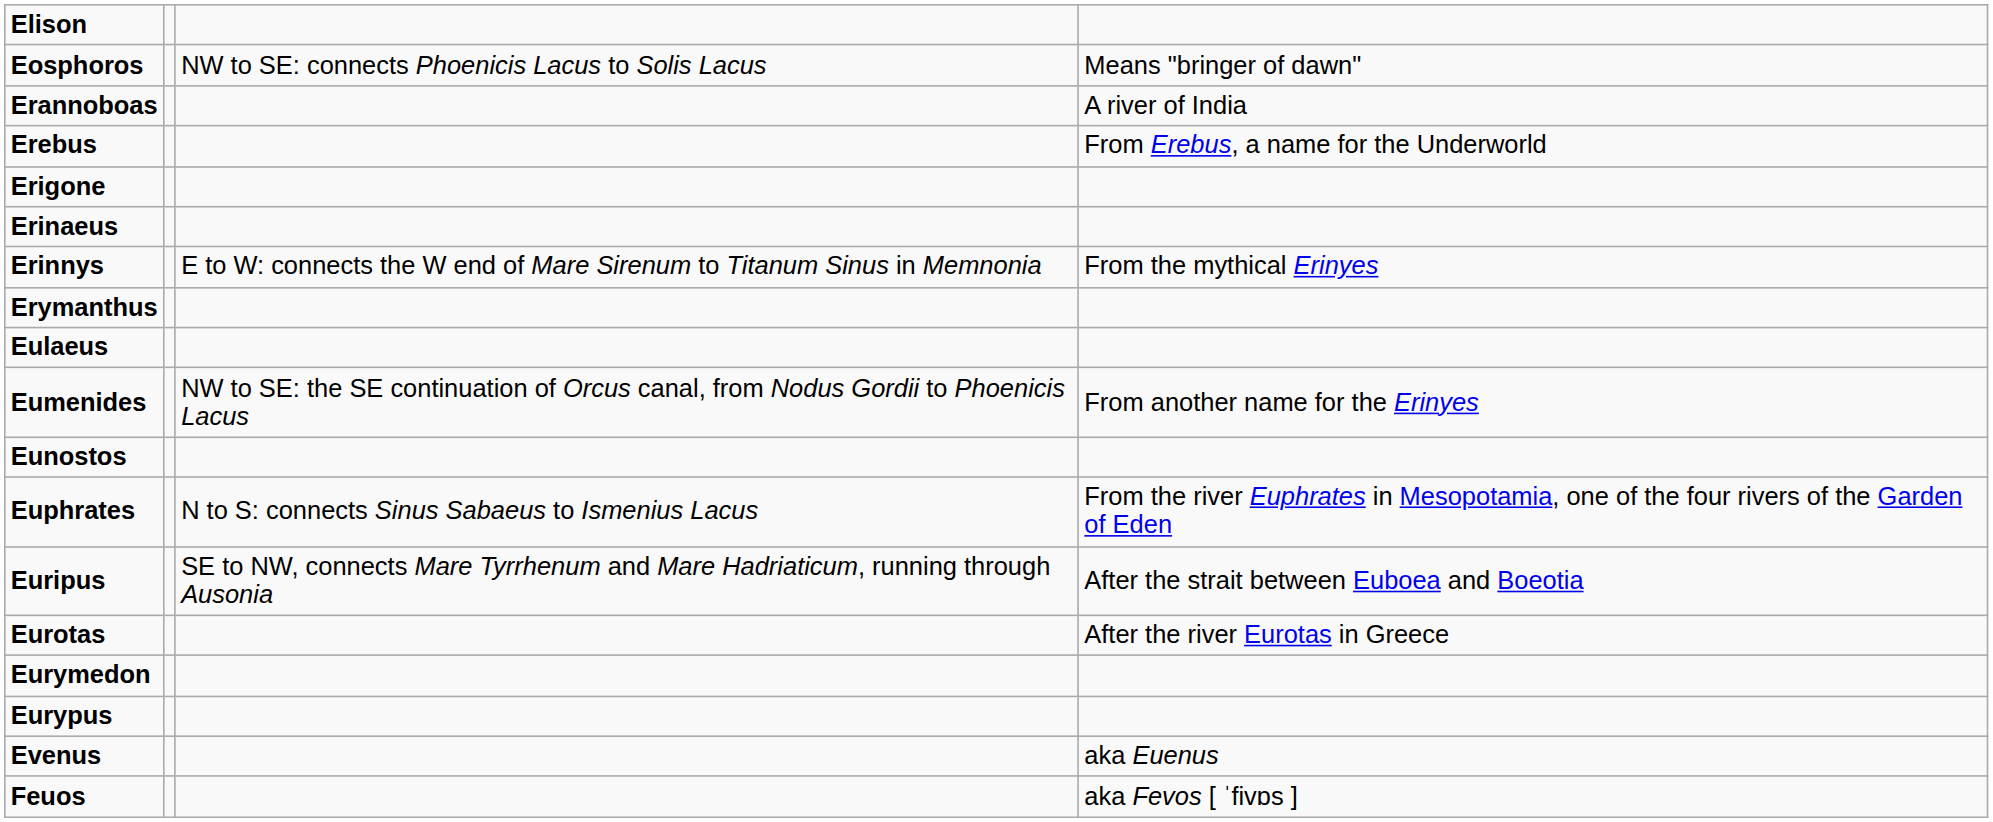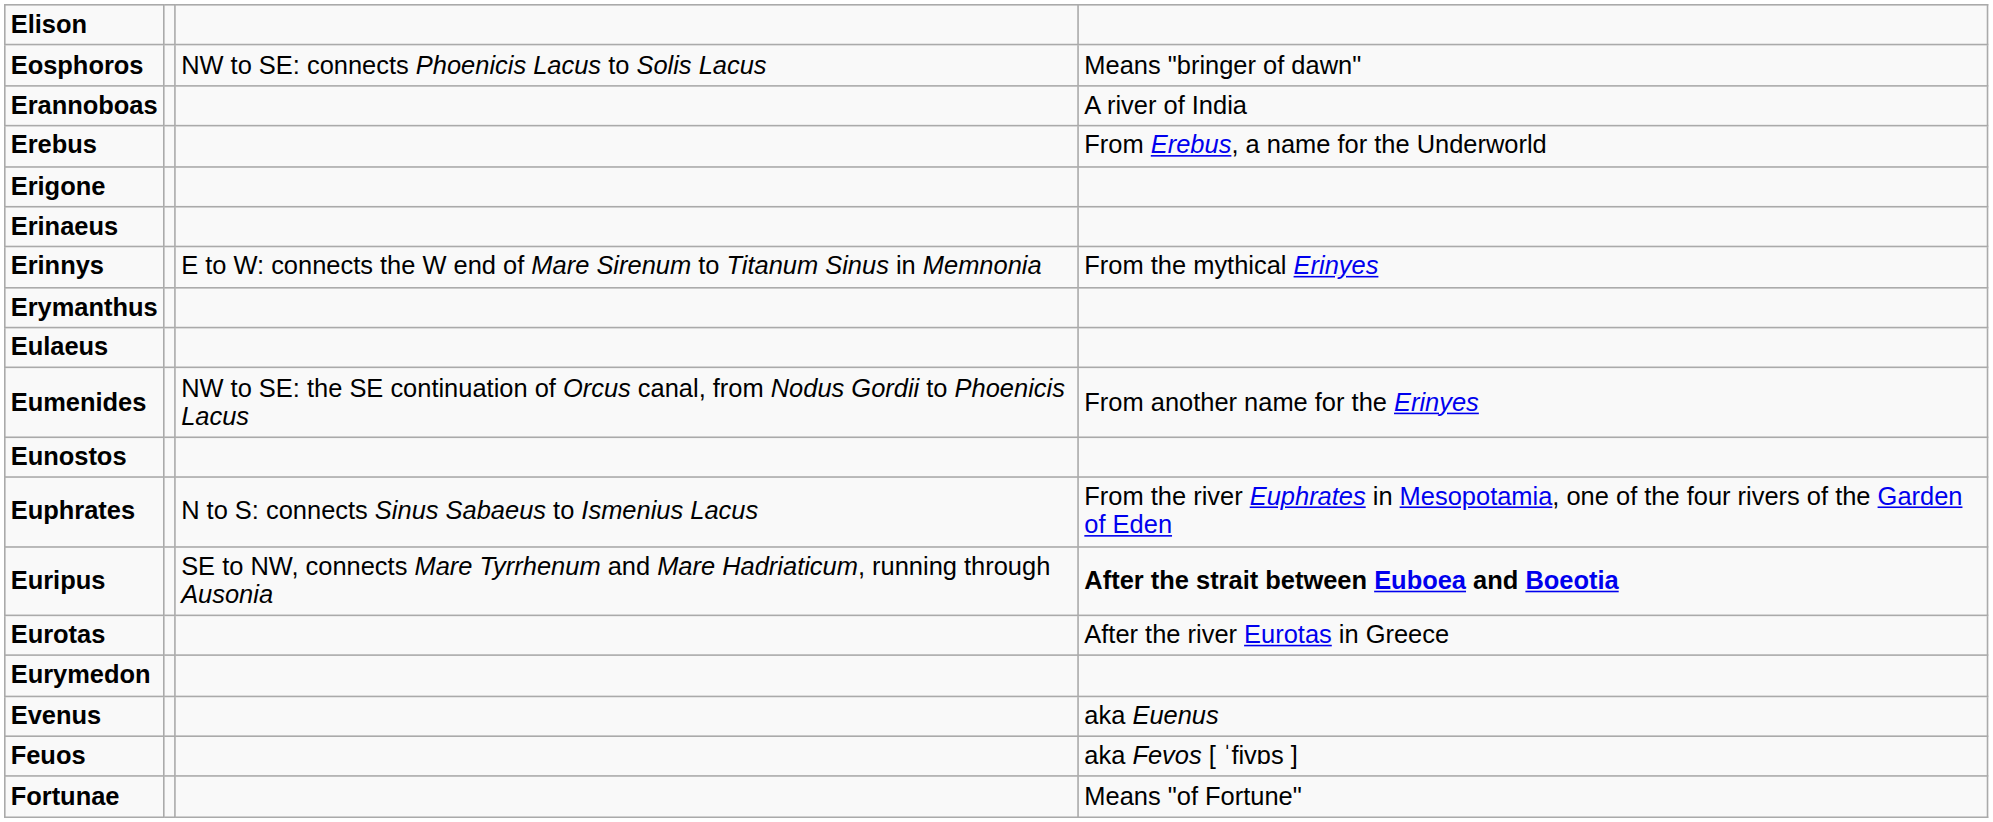(1334, 580) normal -> (1352, 580) bold
- row: (62, 715)
+ row: (65, 796)
